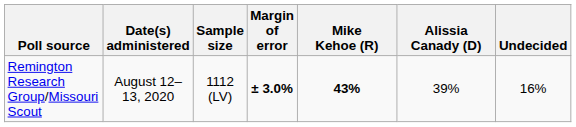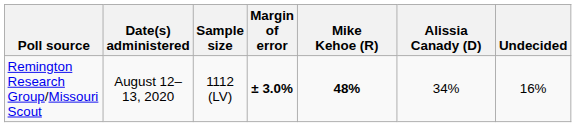(347, 89) 43% -> (347, 89) 48%
(446, 89) 39% -> (446, 89) 34%
